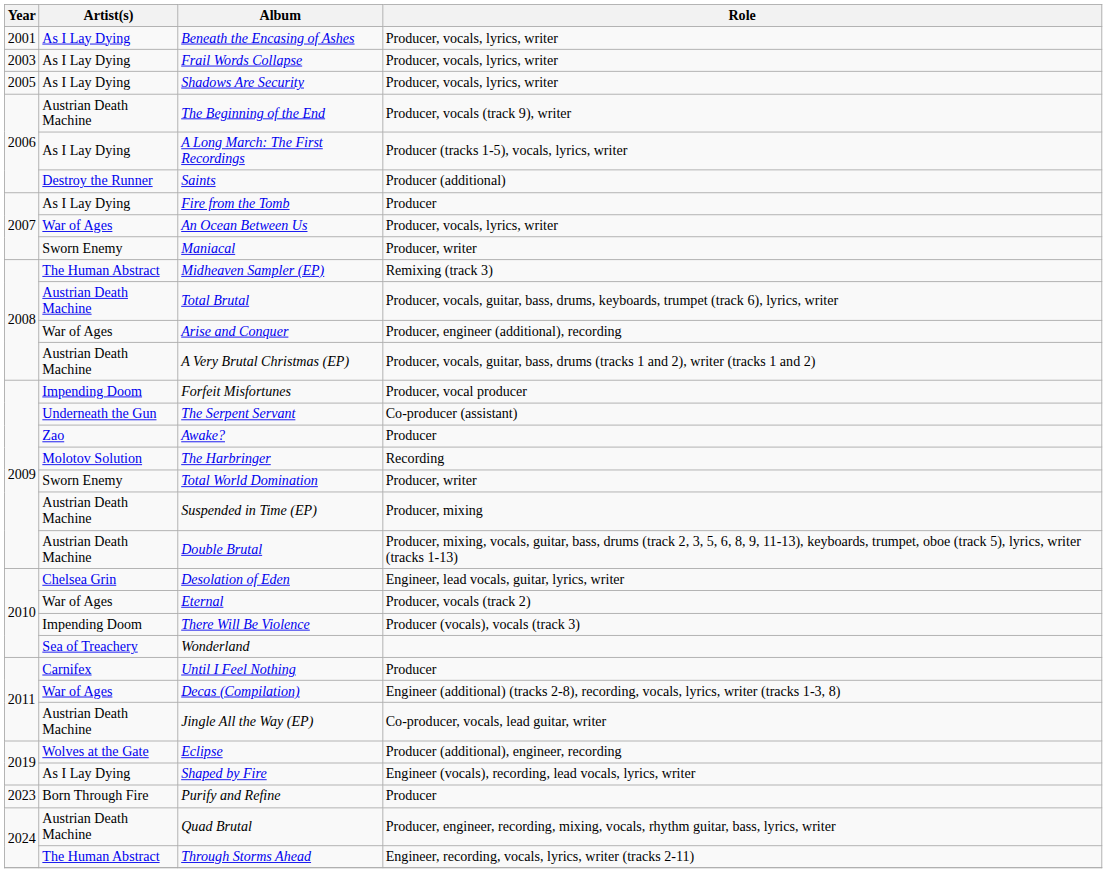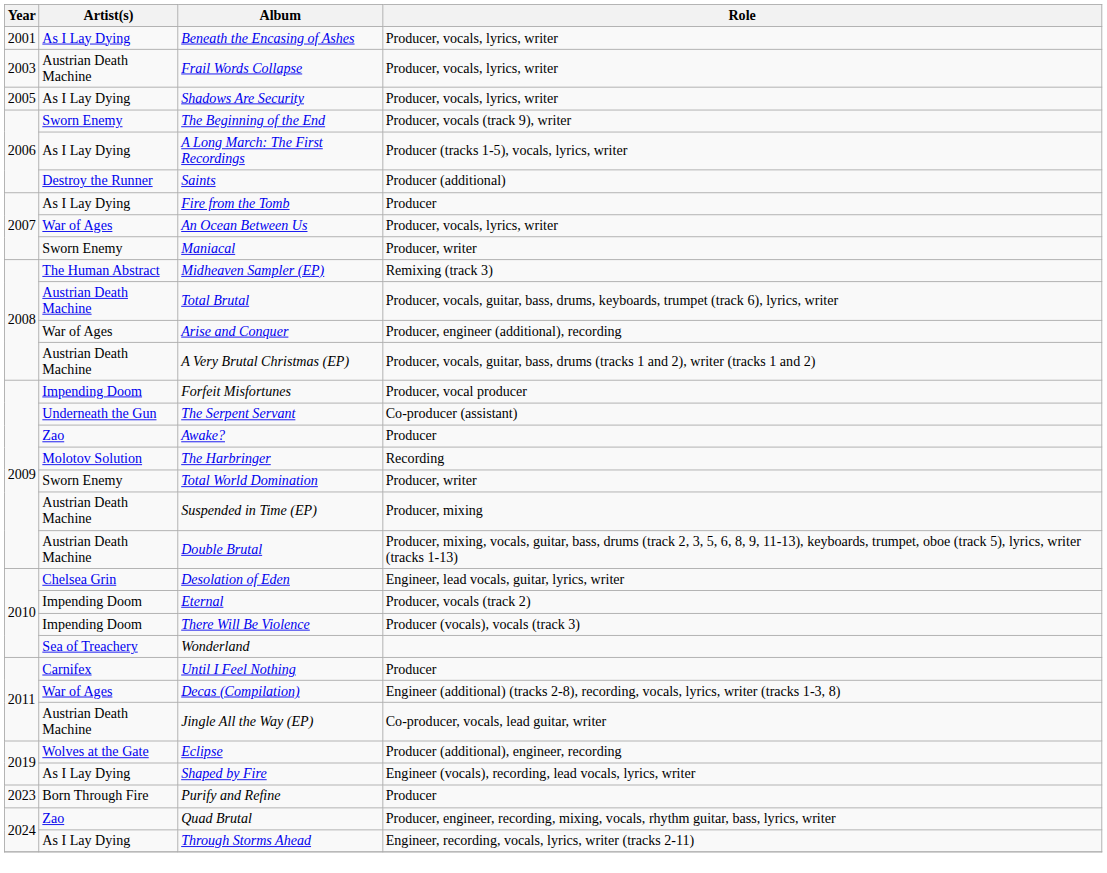(86, 60) As I Lay Dying -> (85, 68) Austrian Death Machine
(85, 112) Austrian Death Machine -> (82, 120) Sworn Enemy
(77, 601) War of Ages -> (92, 601) Impending Doom
(85, 826) Austrian Death Machine -> (53, 818) Zao
(101, 856) The Human Abstract -> (86, 841) As I Lay Dying
